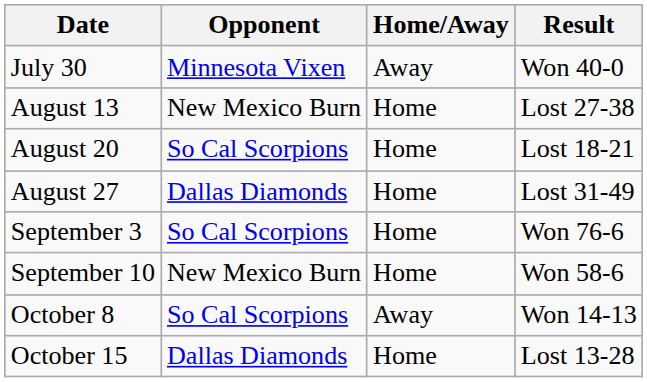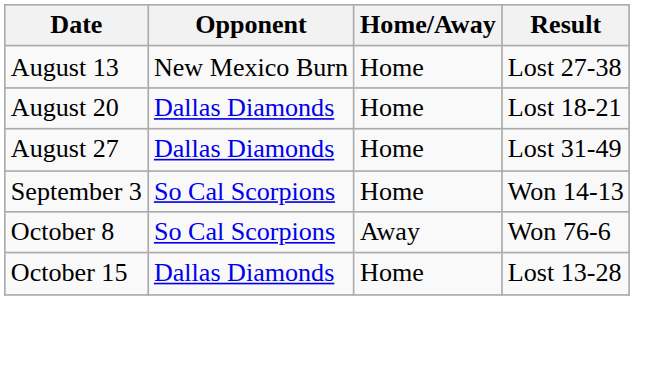- row: (49, 66)
(258, 149) So Cal Scorpions -> (244, 107) Dallas Diamonds
(572, 231) Won 76-6 -> (566, 190) Won 14-13
- row: (83, 273)
(579, 314) Won 14-13 -> (559, 231) Won 76-6
